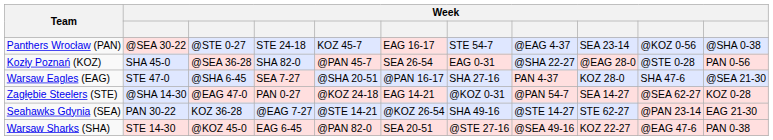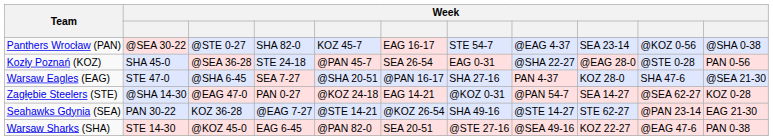(281, 46) STE 24-18 -> (278, 46) SHA 82-0
(278, 62) SHA 82-0 -> (281, 62) STE 24-18
